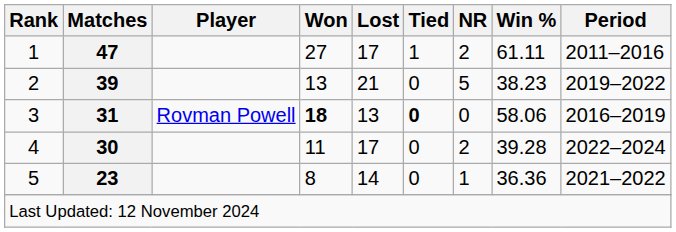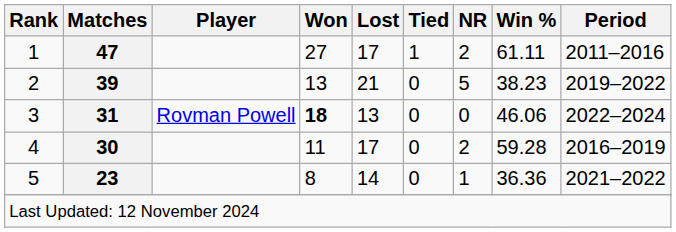(414, 115) bold -> (414, 115) normal
(522, 115) 58.06 -> (522, 115) 46.06
(616, 115) 2016–2019 -> (616, 115) 2022–2024
(522, 147) 39.28 -> (522, 147) 59.28
(616, 147) 2022–2024 -> (616, 147) 2016–2019
